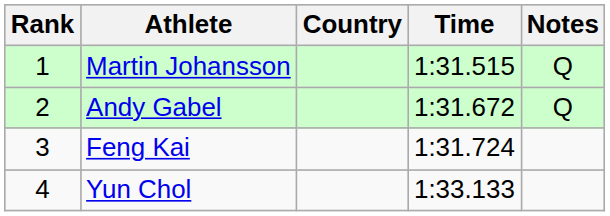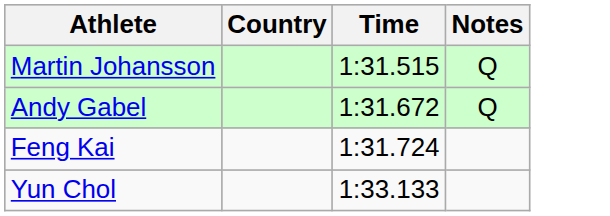- column: (42, 25)
